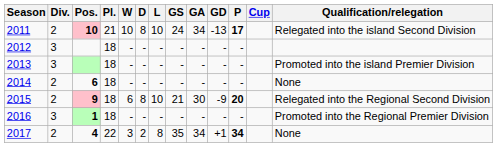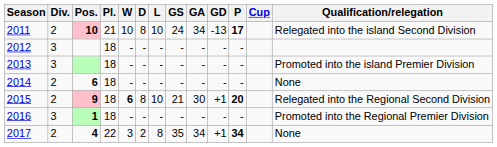(130, 99) normal -> (130, 99) bold
(222, 99) -9 -> (220, 99) +1
